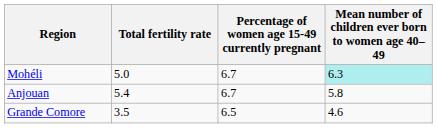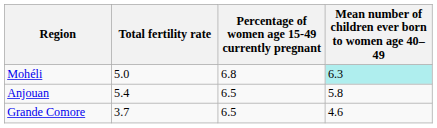(229, 74) 6.7 -> (229, 74) 6.8
(229, 93) 6.7 -> (229, 93) 6.5
(122, 113) 3.5 -> (122, 113) 3.7
